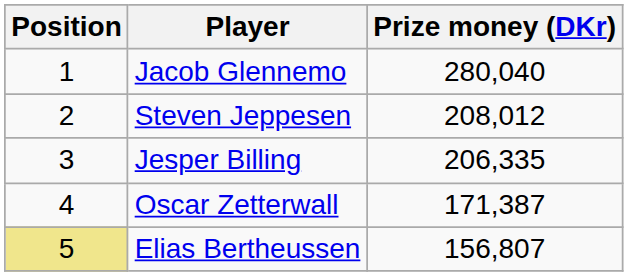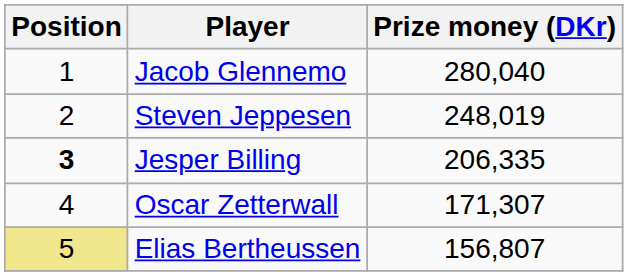(495, 115) 208,012 -> (495, 115) 248,019
(67, 159) normal -> (67, 159) bold
(495, 204) 171,387 -> (495, 204) 171,307
